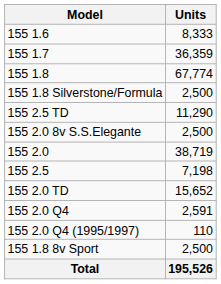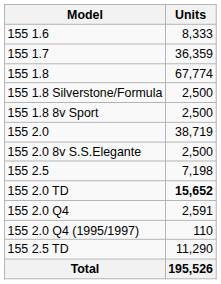rows swapped: (53, 249) <-> (38, 112)
rows swapped: (28, 152) <-> (74, 132)
(194, 191) normal -> (194, 191) bold
